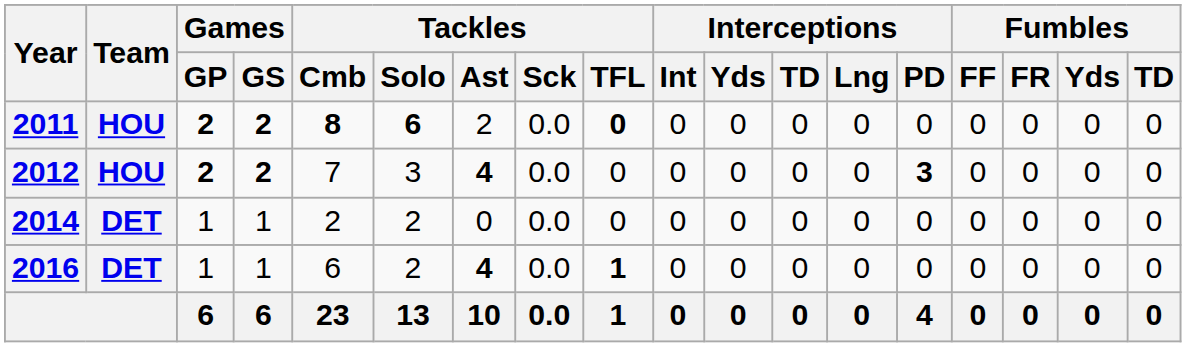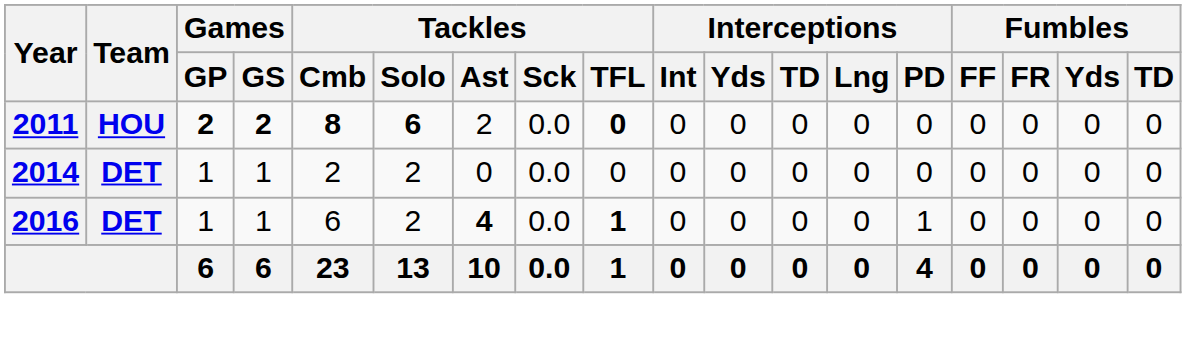- row: (46, 172)
(924, 268) 0 -> (924, 220) 1
